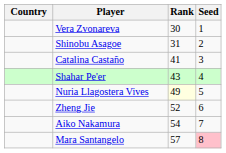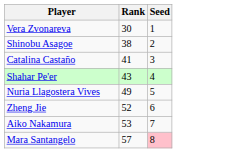- column: (29, 12)
(175, 44) 31 -> (127, 44) 38
(175, 92) lightyellow background -> (127, 92) no background
(175, 124) 54 -> (127, 124) 53
